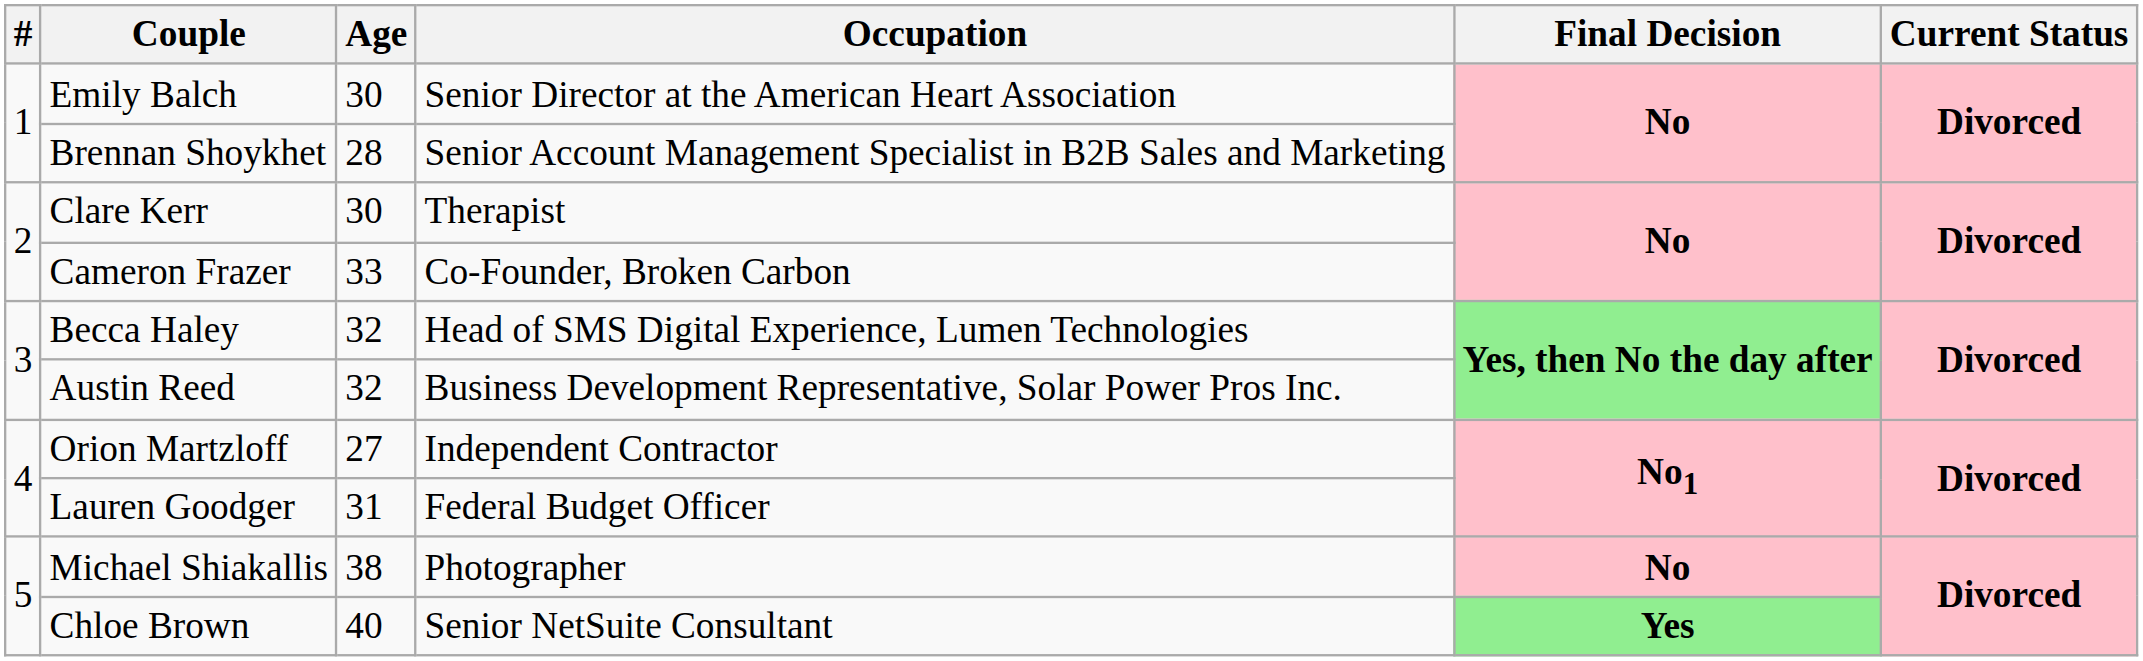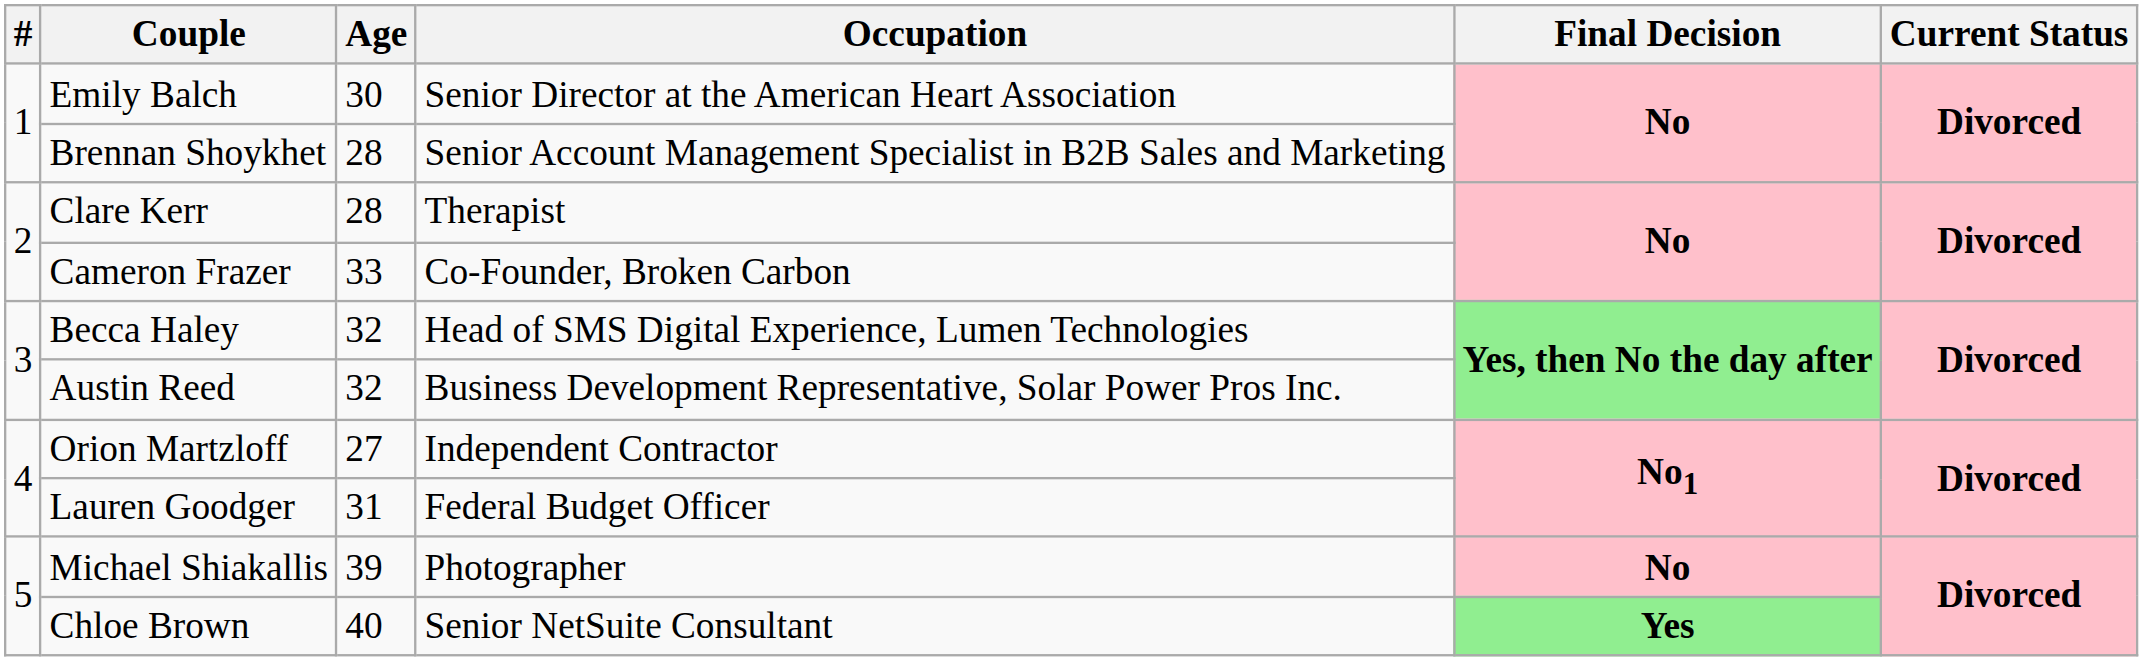(364, 211) 30 -> (364, 211) 28
(364, 566) 38 -> (364, 566) 39
